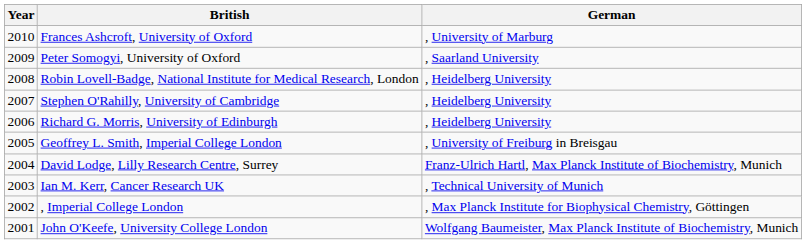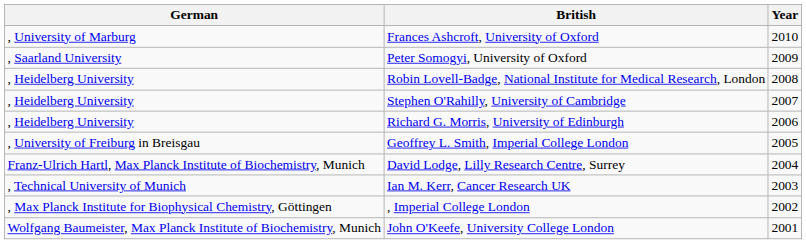columns swapped: (21, 15) <-> (612, 15)
